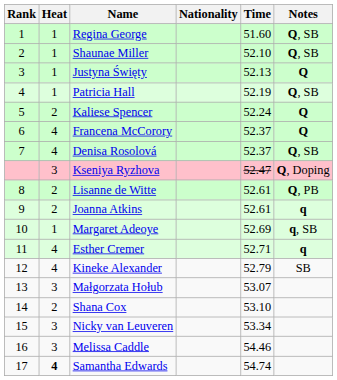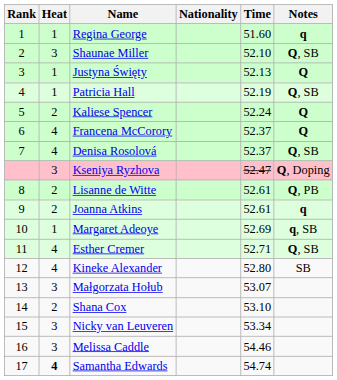(303, 33) Q, SB -> (303, 33) q
(54, 53) 1 -> (54, 53) 3
(303, 248) q -> (303, 248) Q, SB
(257, 268) 52.79 -> (257, 268) 52.80
